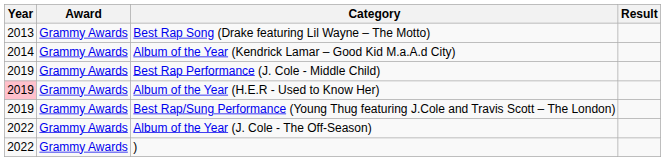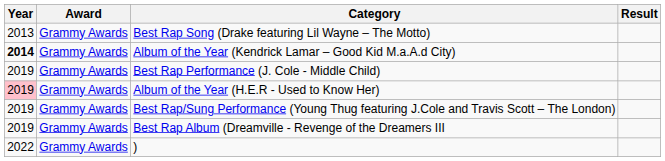(20, 52) normal -> (20, 52) bold
+ row: (289, 128)
- row: (253, 128)
